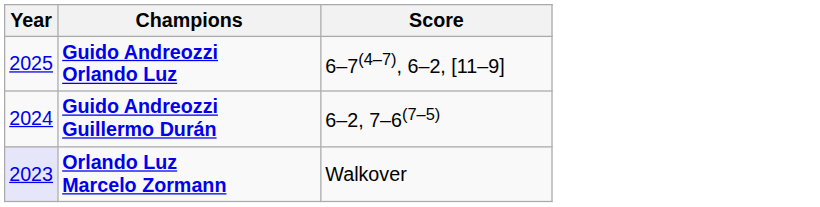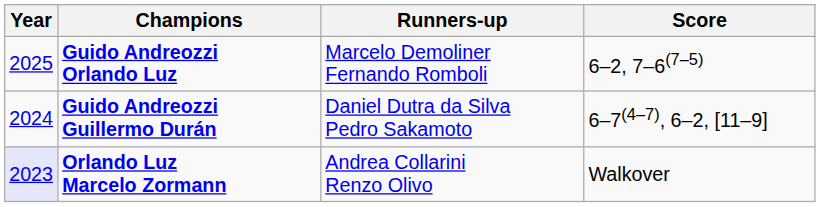+ column: (452, 20)
(415, 63) 6–7(4–7), 6–2, [11–9] -> (646, 63) 6–2, 7–6(7–5)
(383, 118) 6–2, 7–6(7–5) -> (678, 118) 6–7(4–7), 6–2, [11–9]
